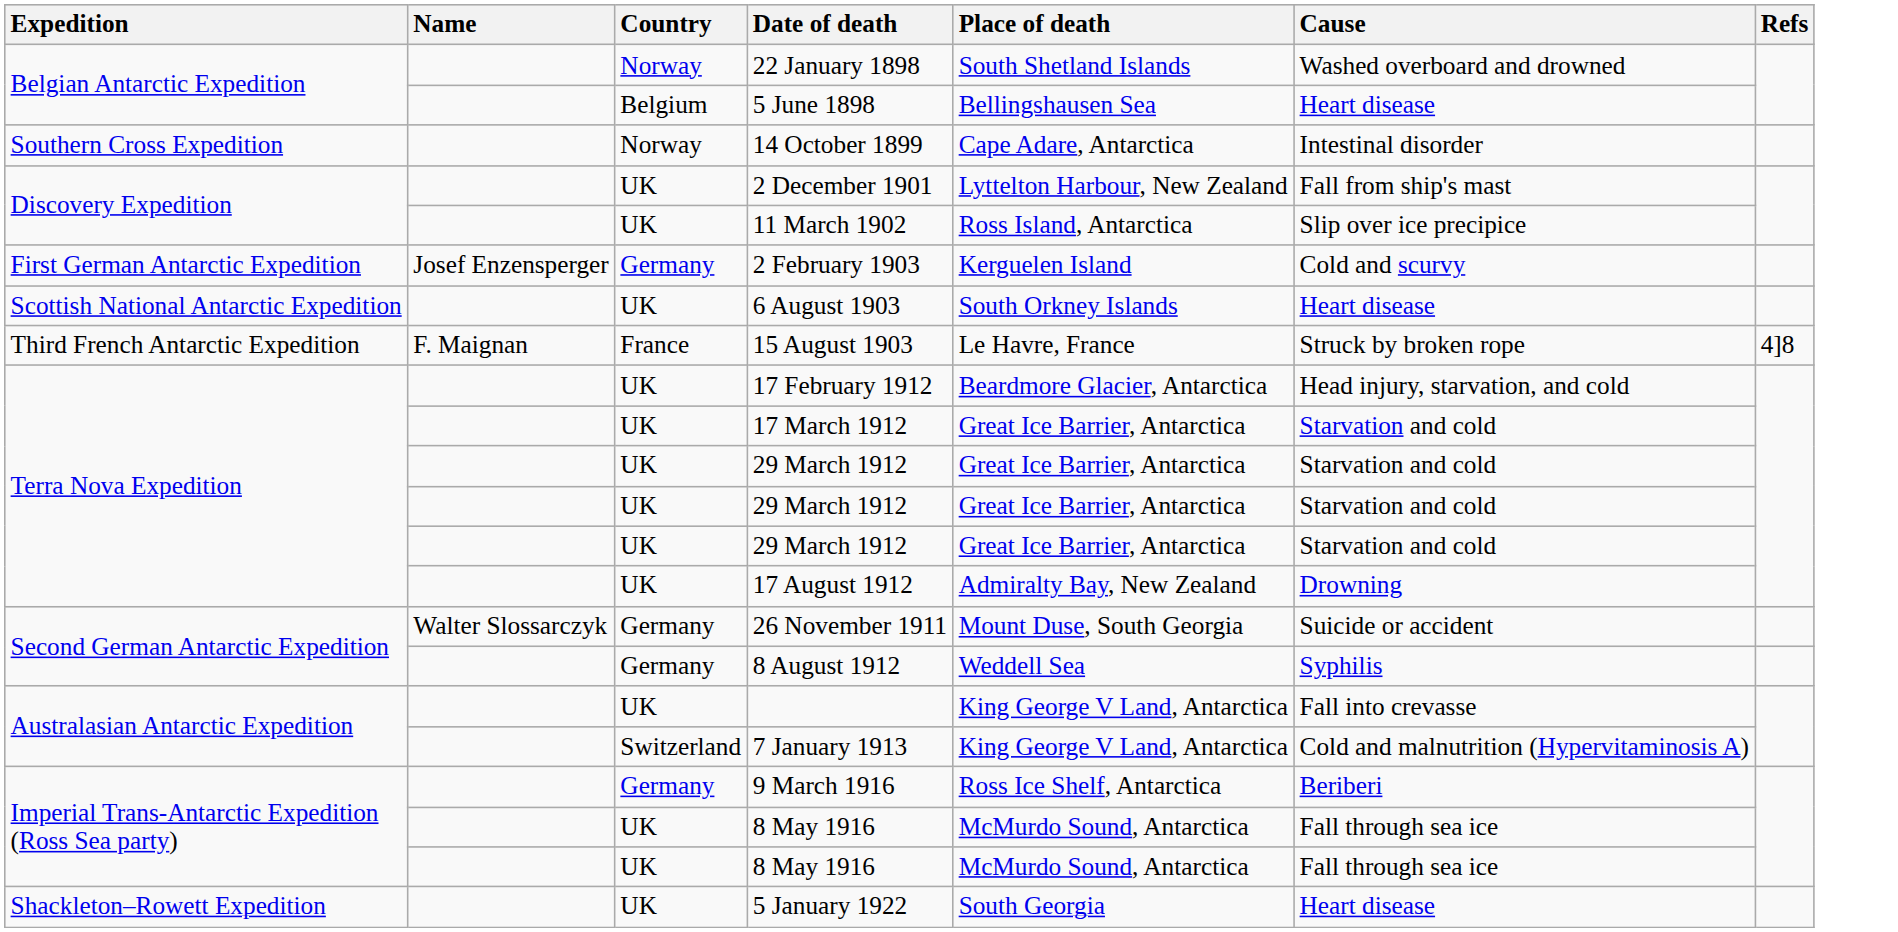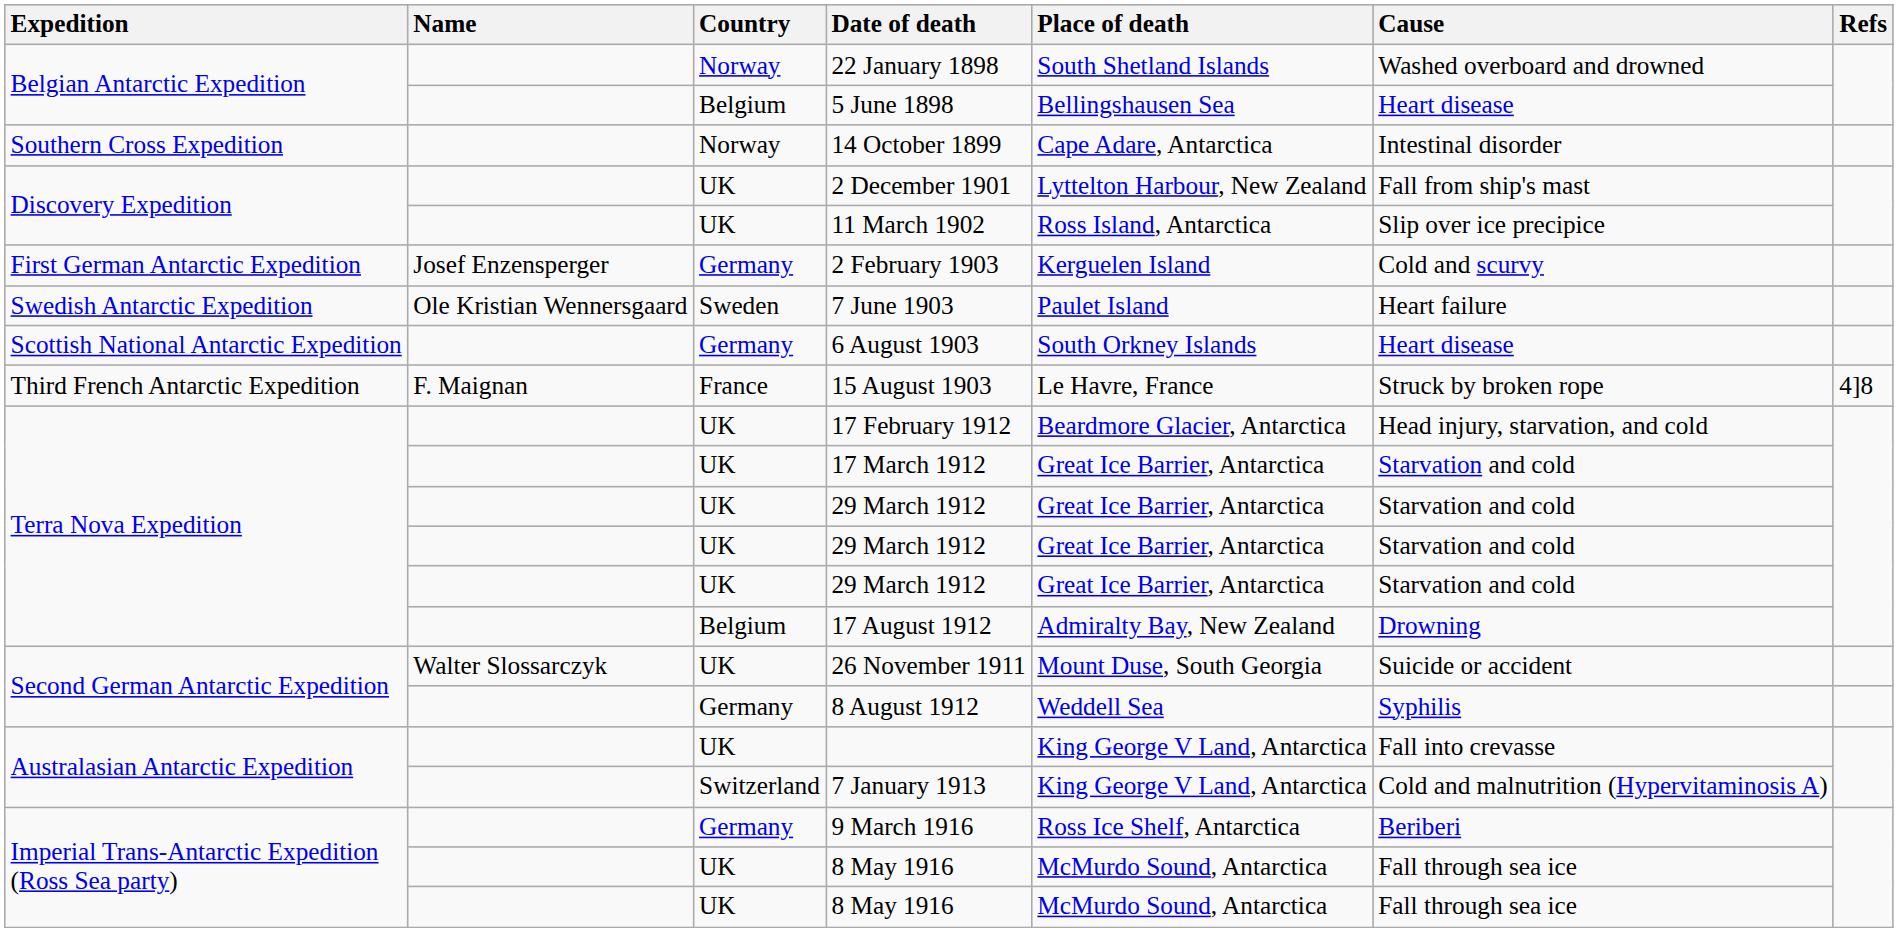+ row: (162, 305)
(639, 305) UK -> (746, 345) Germany
(639, 585) UK -> (743, 625) Belgium
(667, 625) Germany -> (717, 666) UK
- row: (168, 906)
